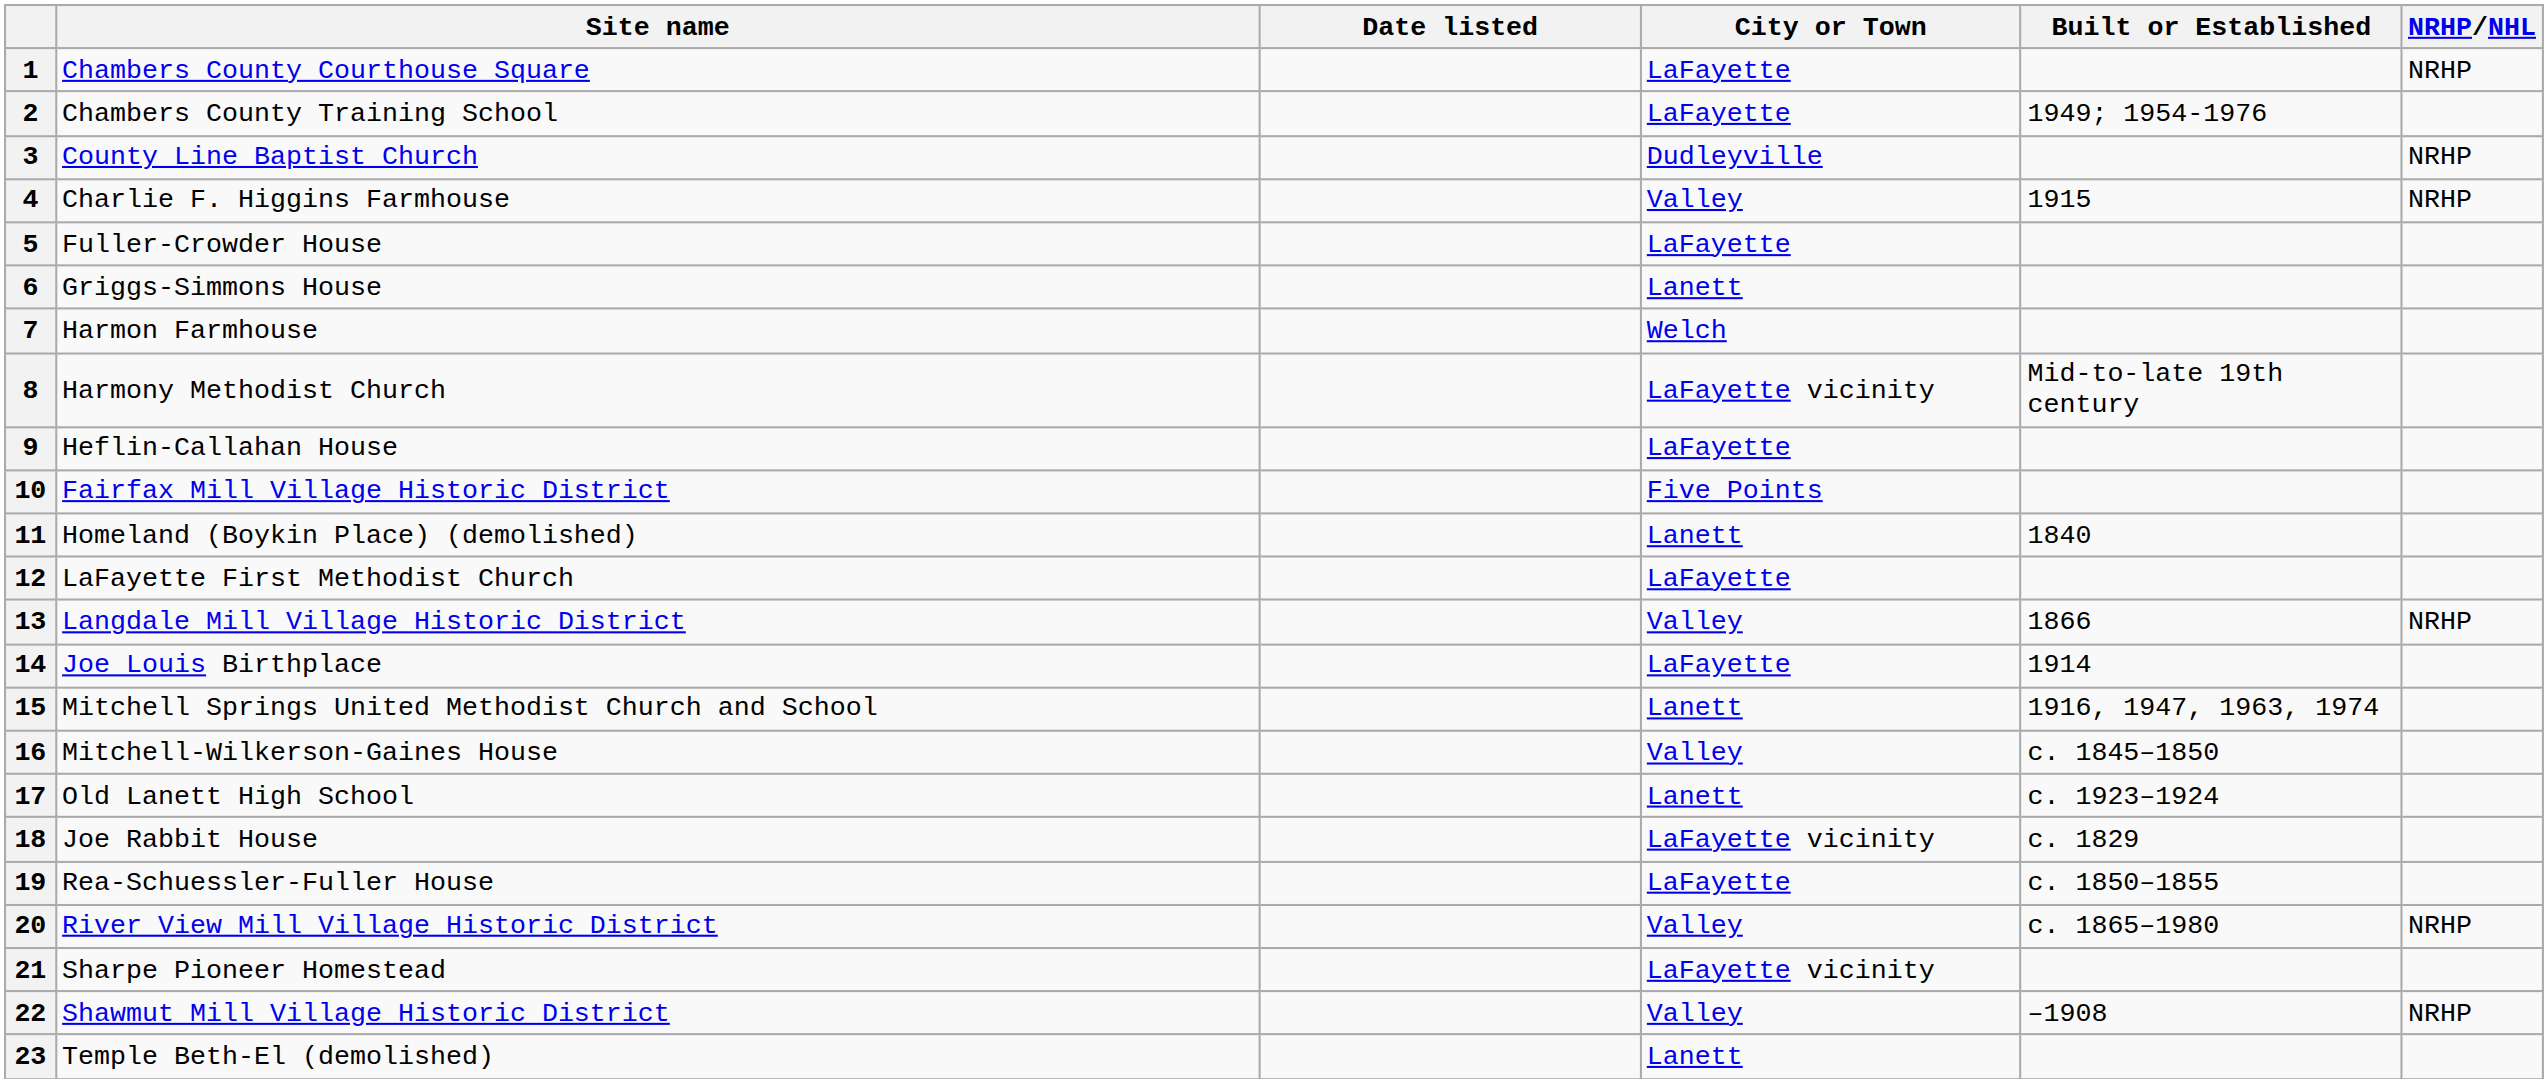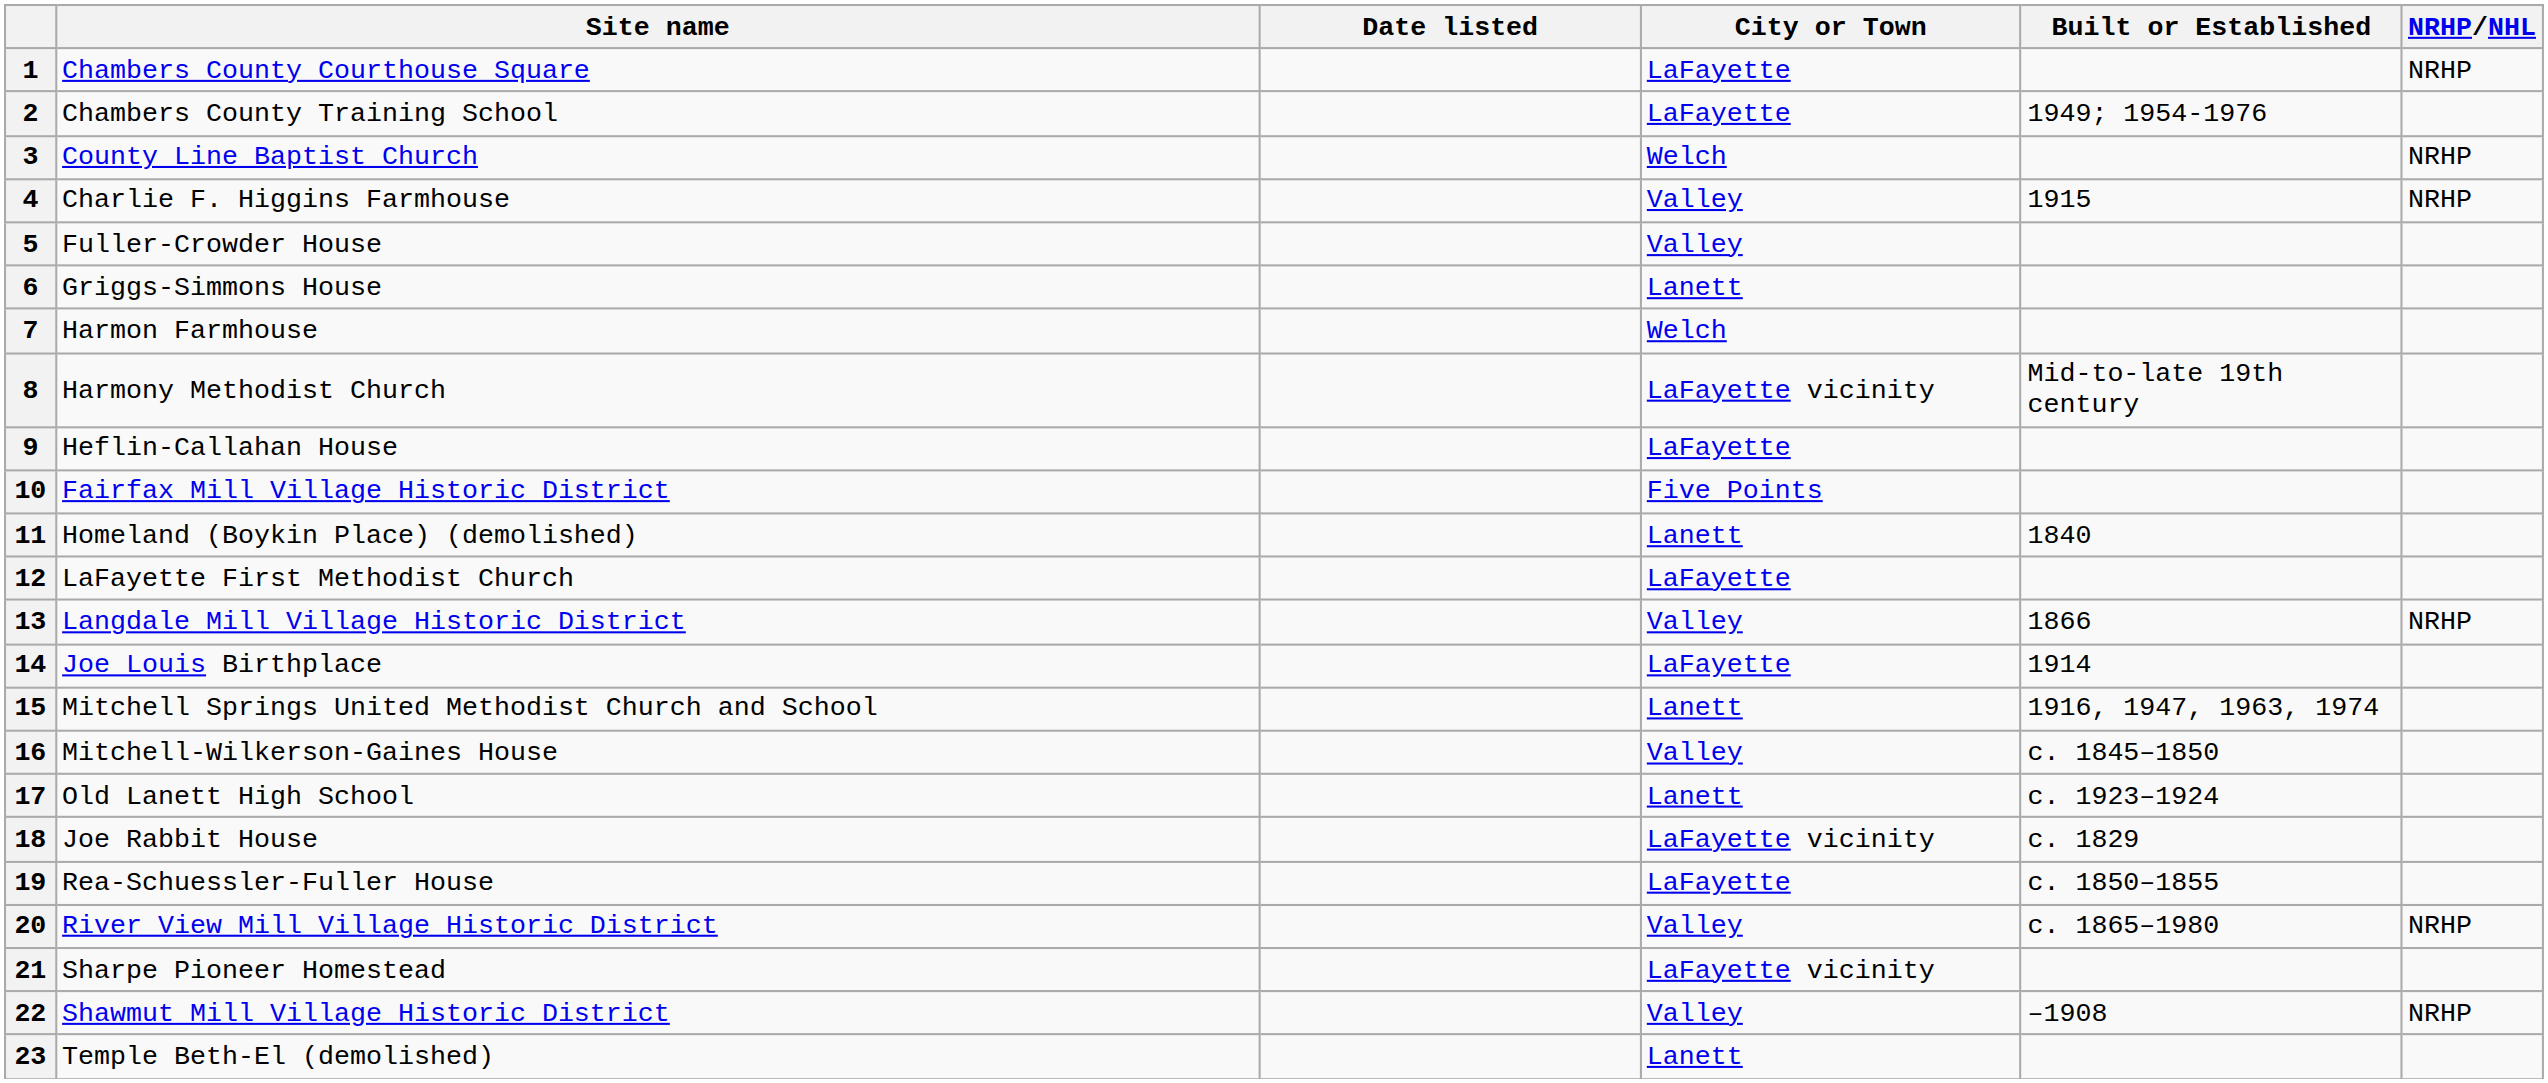(1735, 157) Dudleyville -> (1687, 157) Welch
(1719, 244) LaFayette -> (1695, 244) Valley
